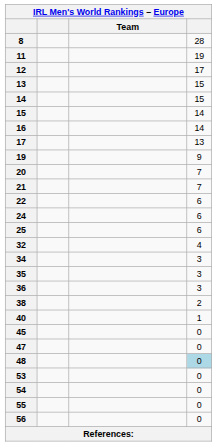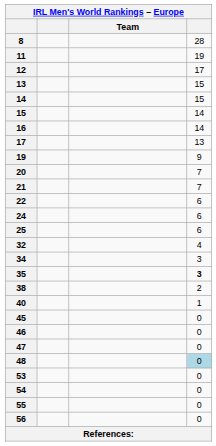(199, 273) normal -> (199, 273) bold
- row: (21, 288)
+ row: (21, 332)
